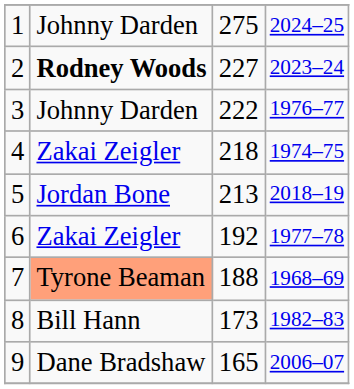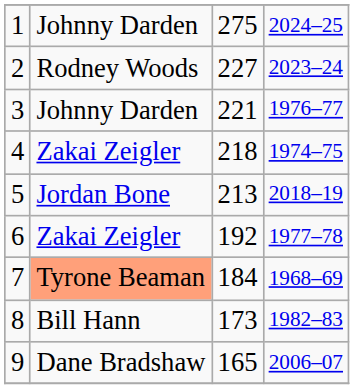(121, 67) bold -> (117, 67) normal
(239, 109) 222 -> (238, 109) 221
(239, 278) 188 -> (238, 278) 184
